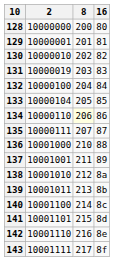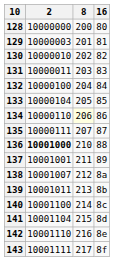(49, 41) 10000001 -> (49, 41) 10000003
(49, 71) 10000019 -> (49, 71) 10000011
(49, 145) normal -> (49, 145) bold
(49, 175) 10001010 -> (49, 175) 10001007
(49, 219) 10001101 -> (49, 219) 10001104
